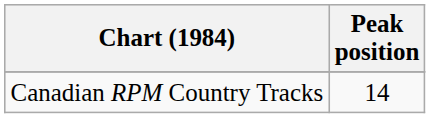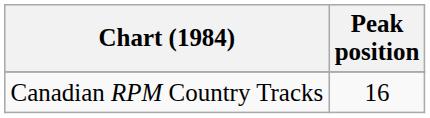(377, 91) 14 -> (377, 91) 16
